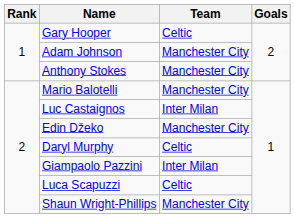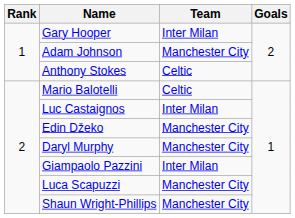(177, 33) Celtic -> (190, 33) Inter Milan
(205, 71) Manchester City -> (177, 71) Celtic
(205, 90) Manchester City -> (177, 90) Celtic
(177, 147) Celtic -> (205, 147) Manchester City
(177, 185) Celtic -> (205, 185) Manchester City
